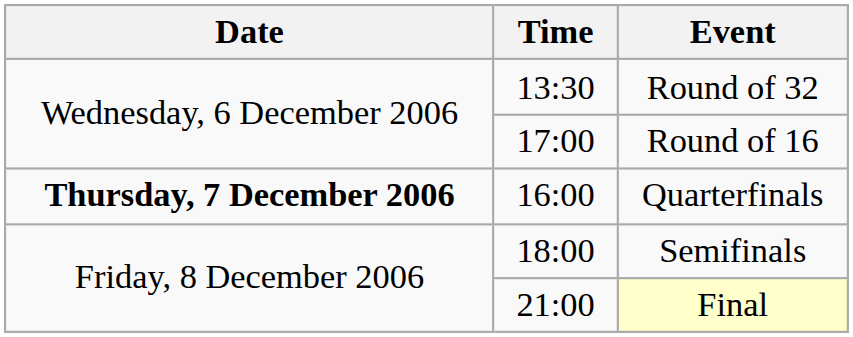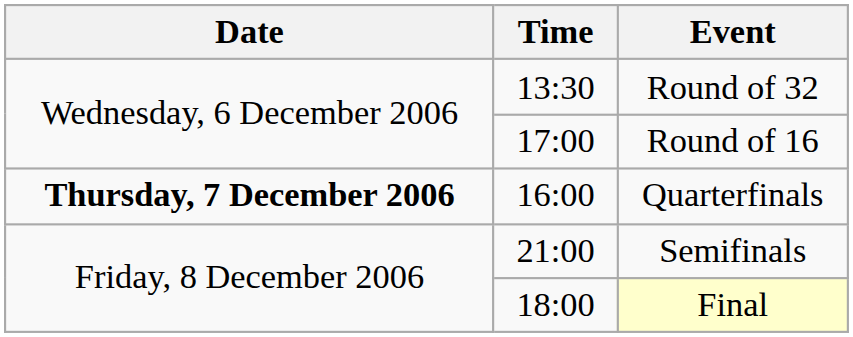(556, 250) 18:00 -> (556, 250) 21:00
(556, 304) 21:00 -> (556, 304) 18:00
